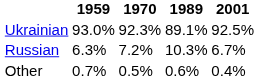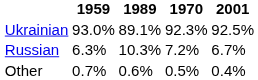columns swapped: (140, 9) <-> (186, 9)
